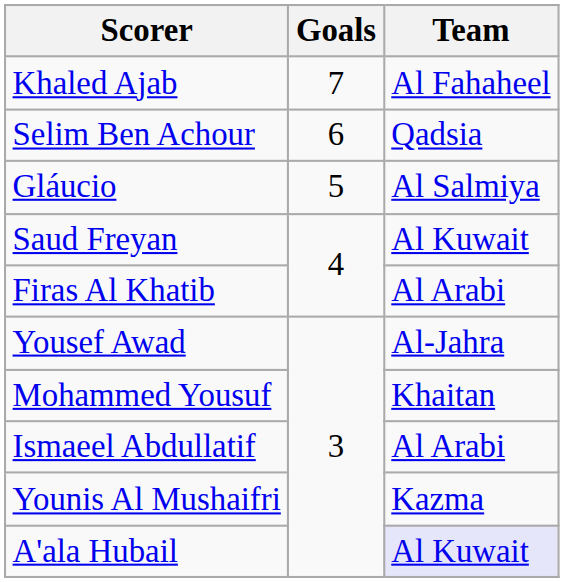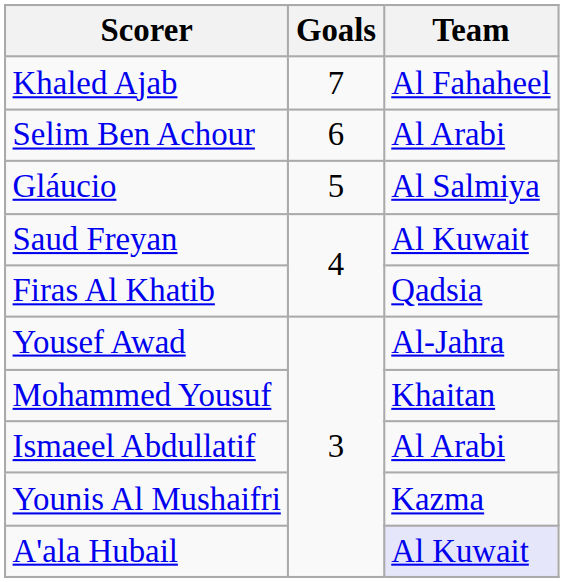(437, 134) Qadsia -> (448, 134) Al Arabi
(448, 290) Al Arabi -> (437, 290) Qadsia
